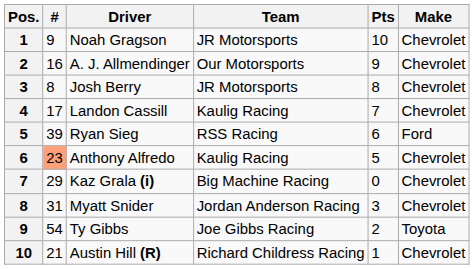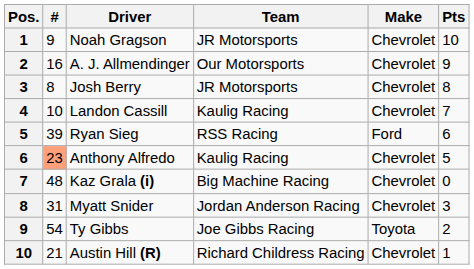columns swapped: (433, 16) <-> (383, 16)
(55, 111) 17 -> (55, 111) 10
(55, 182) 29 -> (55, 182) 48
